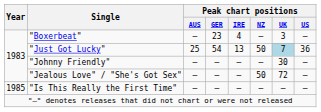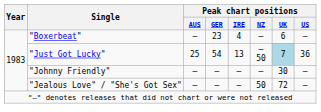(283, 37) 3 -> (283, 37) 6
(261, 50) 50 -> (261, 54) — 50
- row: (103, 88)
